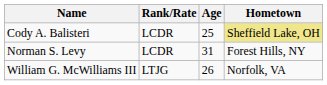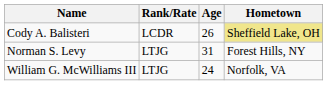(208, 32) 25 -> (208, 32) 26
(158, 51) LCDR -> (155, 51) LTJG
(208, 70) 26 -> (208, 70) 24
